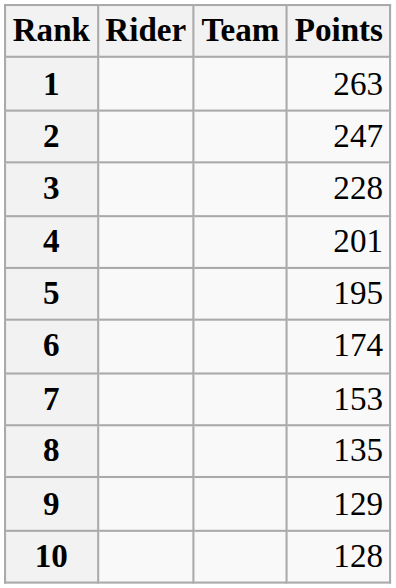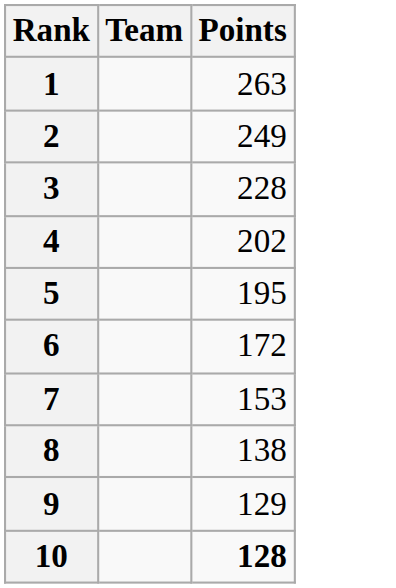- column: (146, 30)
(358, 135) 247 -> (262, 135) 249
(358, 240) 201 -> (262, 240) 202
(358, 345) 174 -> (262, 345) 172
(358, 450) 135 -> (262, 450) 138
(358, 556) normal -> (262, 556) bold
